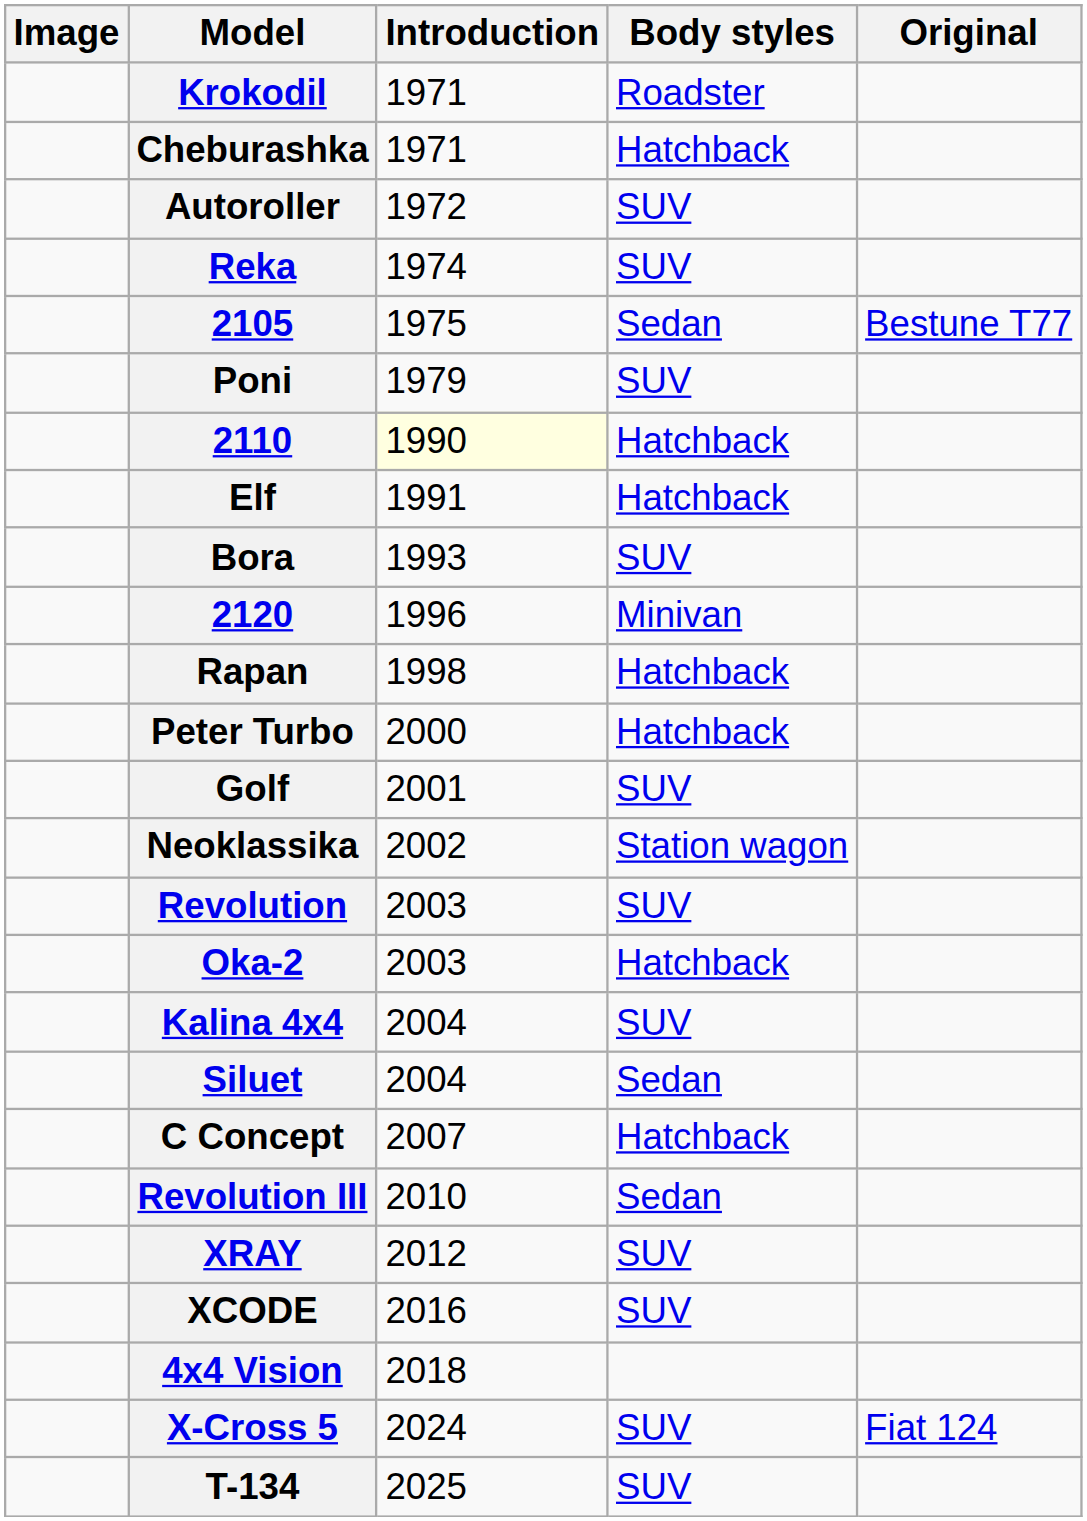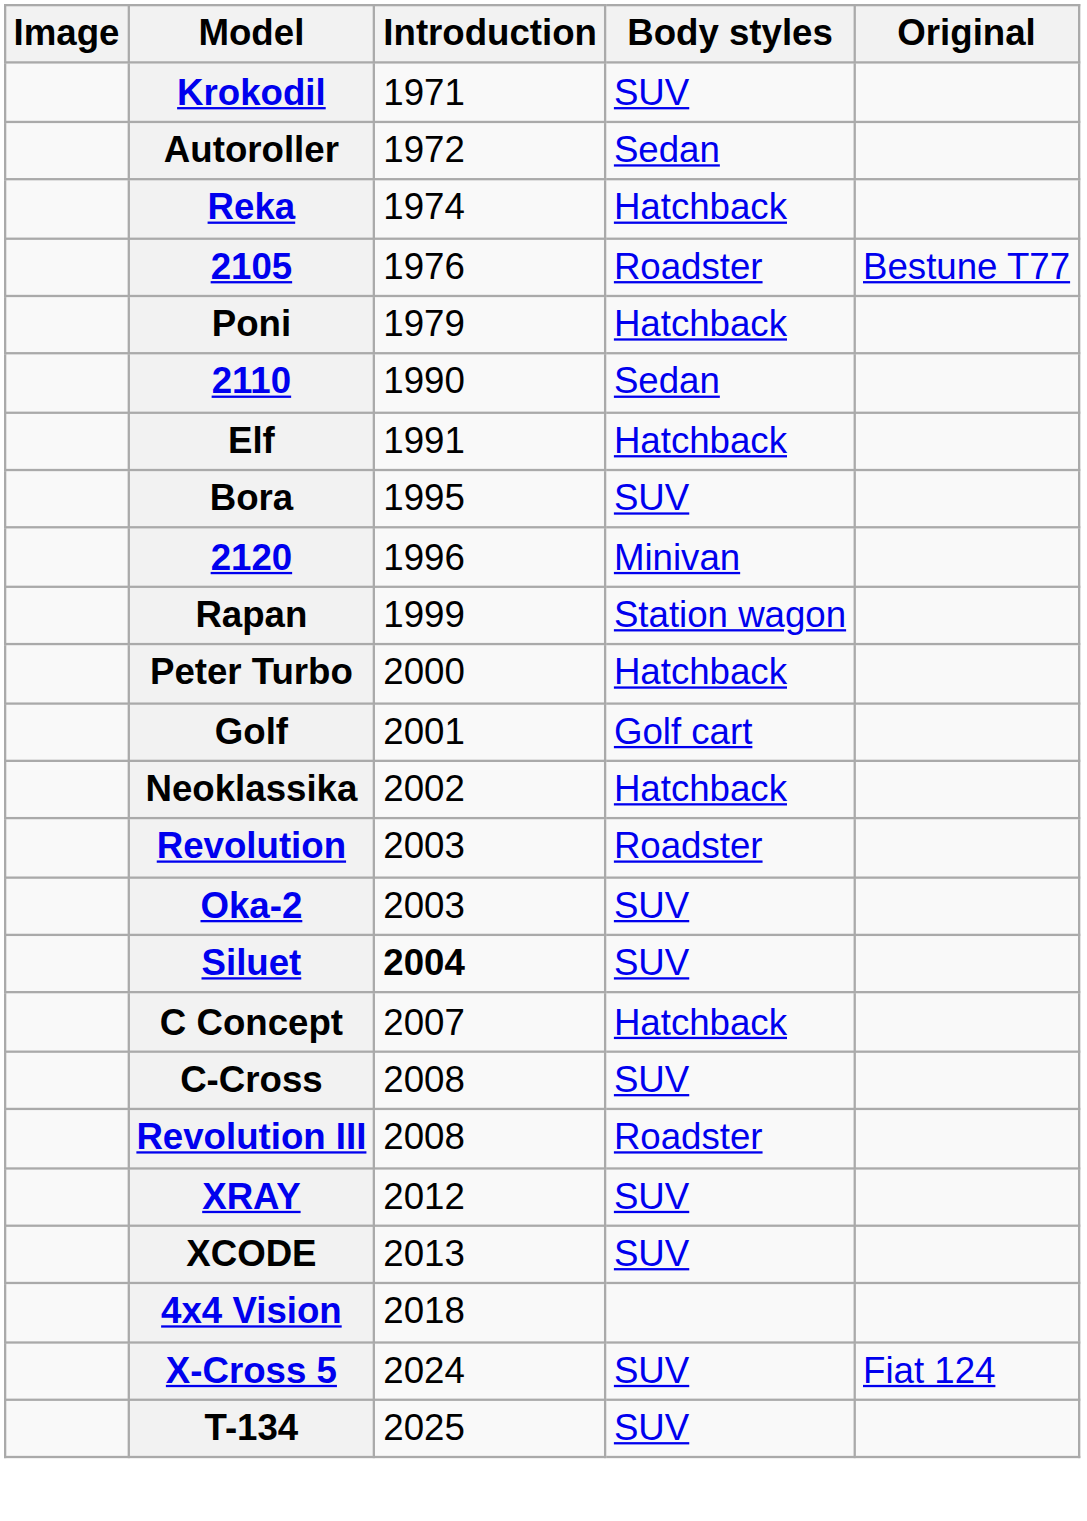(690, 91) Roadster -> (652, 91) SUV
- row: (252, 149)
(654, 207) SUV -> (667, 149) Sedan
(654, 265) SUV -> (700, 207) Hatchback
(426, 324) 1975 -> (424, 265) 1976
(669, 324) Sedan -> (688, 265) Roadster
(654, 382) SUV -> (700, 324) Hatchback
(426, 440) lightyellow background -> (424, 382) no background
(703, 440) Hatchback -> (667, 382) Sedan
(426, 556) 1993 -> (424, 498) 1995
(426, 672) 1998 -> (424, 614) 1999
(703, 672) Hatchback -> (730, 614) Station wagon
(654, 788) SUV -> (683, 730) Golf cart
(732, 847) Station wagon -> (700, 788) Hatchback
(654, 905) SUV -> (688, 847) Roadster
(703, 963) Hatchback -> (652, 905) SUV
- row: (252, 1021)
(426, 1079) normal -> (424, 963) bold
(669, 1079) Sedan -> (652, 963) SUV
+ row: (251, 1079)
(426, 1195) 2010 -> (424, 1137) 2008
(669, 1195) Sedan -> (688, 1137) Roadster
(426, 1311) 2016 -> (424, 1253) 2013
